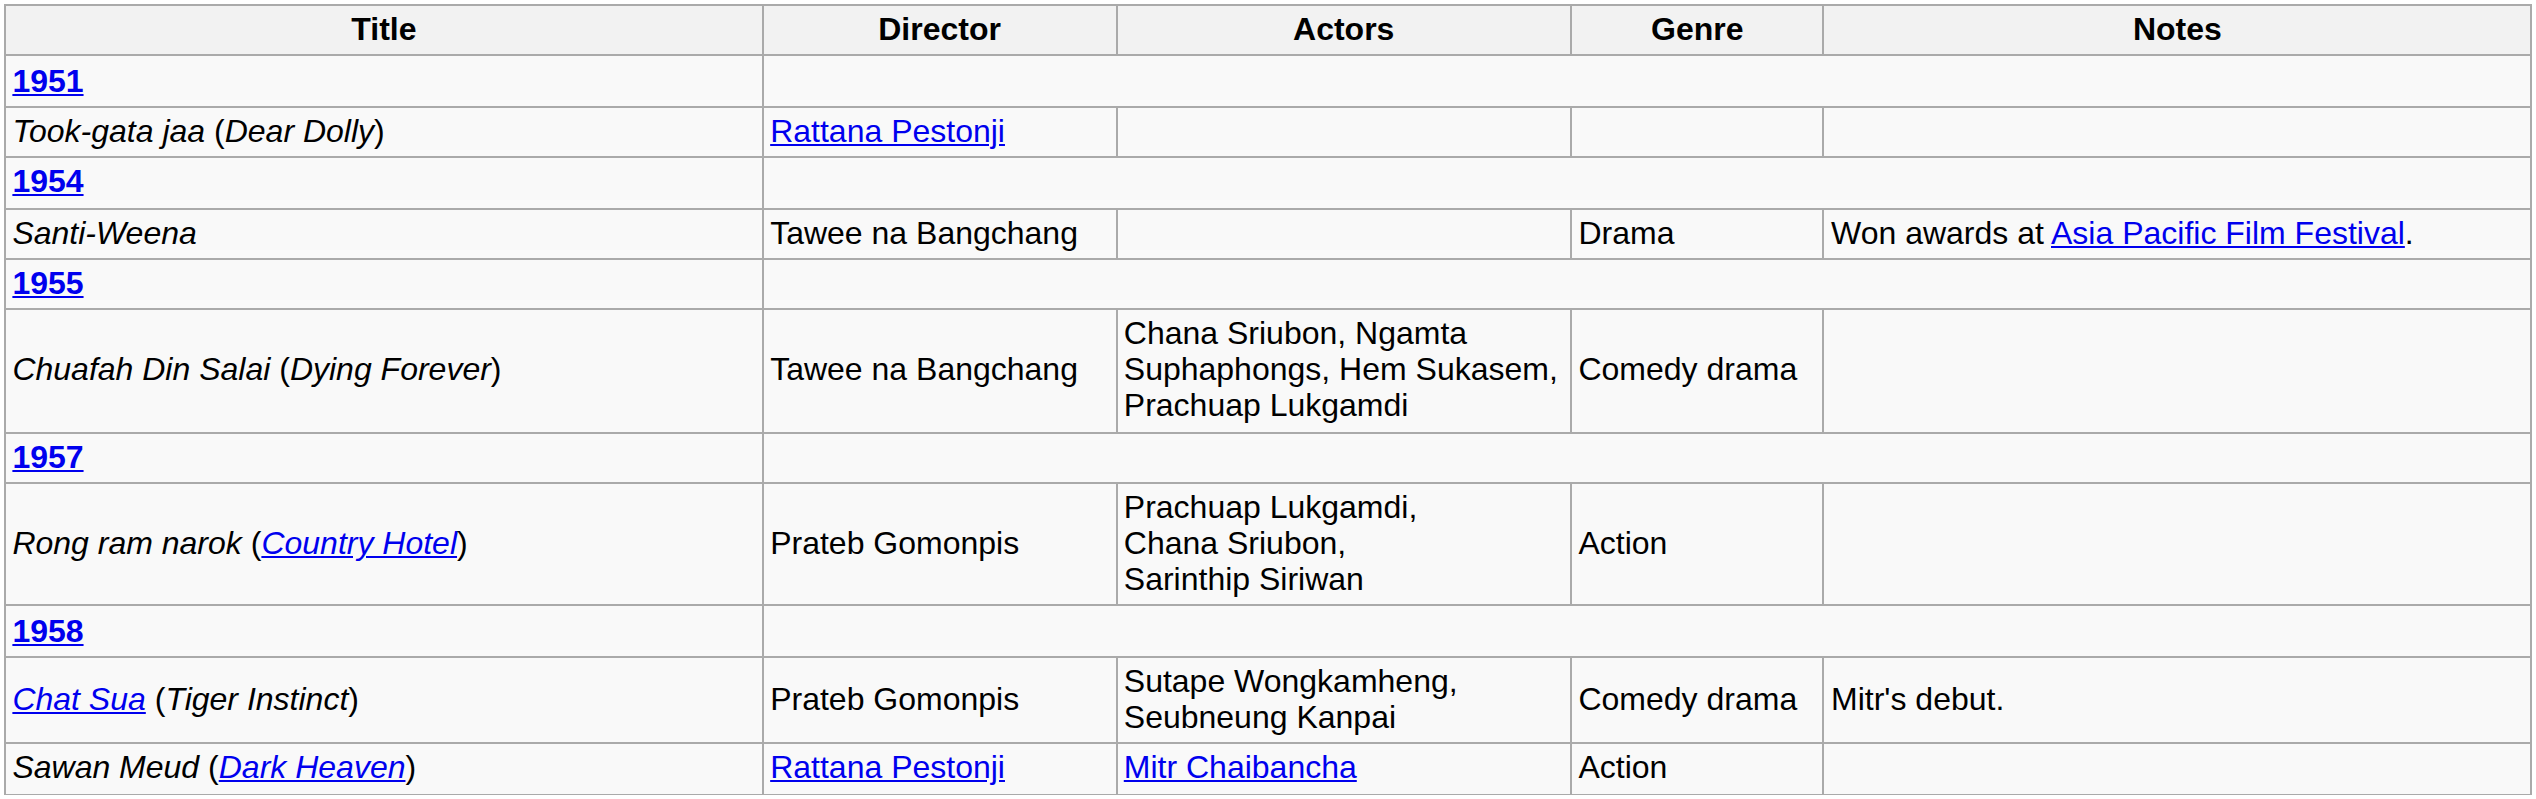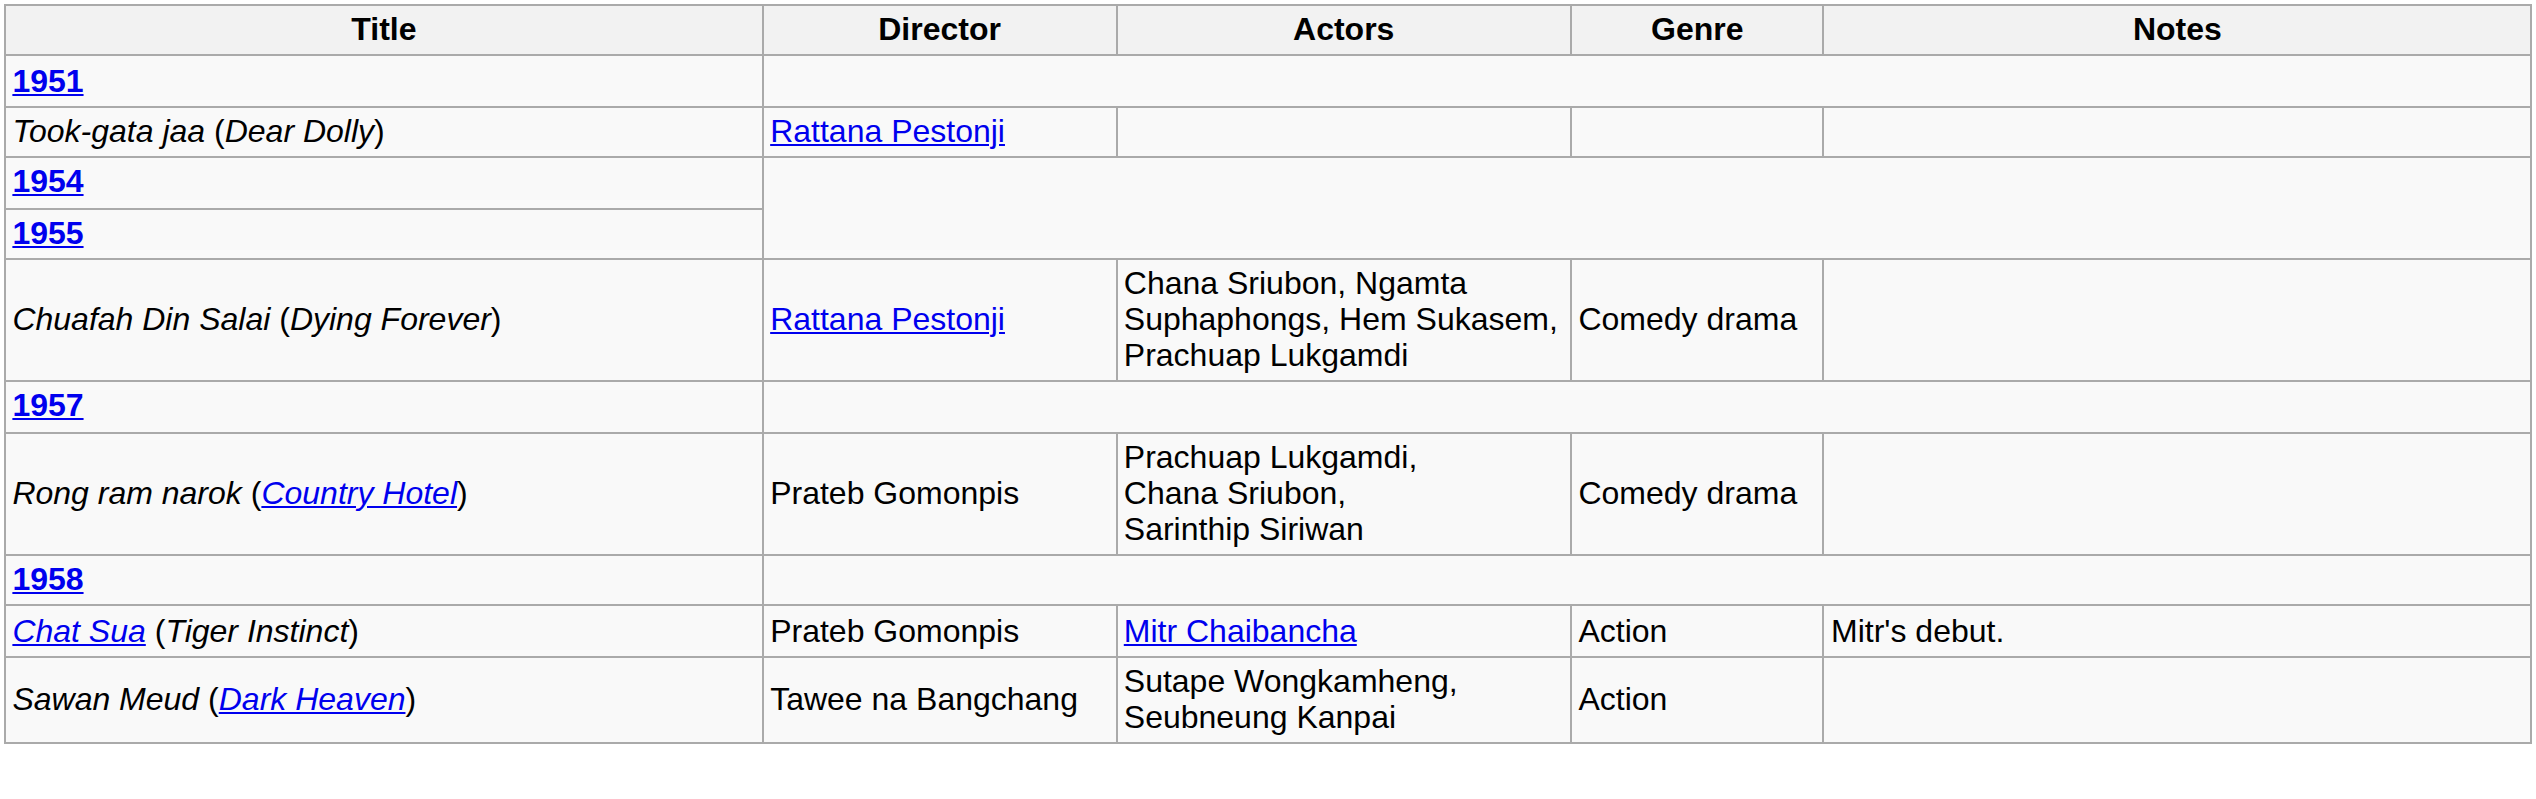- row: (105, 232)
(924, 370) Tawee na Bangchang -> (888, 319) Rattana Pestonji
(1623, 543) Action -> (1688, 493) Comedy drama
(1291, 699) Sutape Wongkamheng, Seubneung Kanpai -> (1240, 630) Mitr Chaibancha
(1688, 699) Comedy drama -> (1623, 630) Action
(888, 768) Rattana Pestonji -> (924, 699) Tawee na Bangchang
(1240, 768) Mitr Chaibancha -> (1291, 699) Sutape Wongkamheng, Seubneung Kanpai
